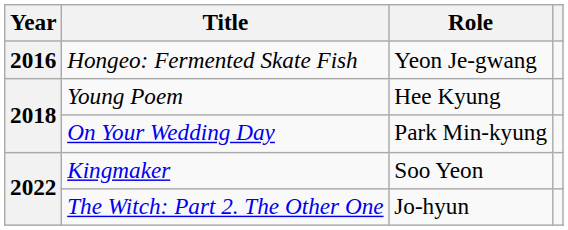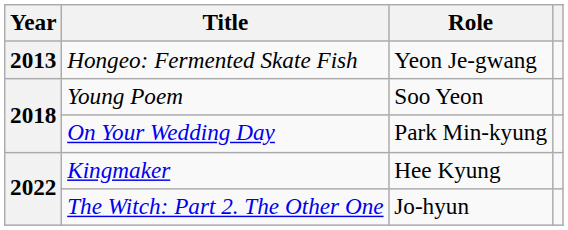(33, 59) 2016 -> (33, 59) 2013
(447, 96) Hee Kyung -> (439, 96) Soo Yeon
(439, 170) Soo Yeon -> (447, 170) Hee Kyung
